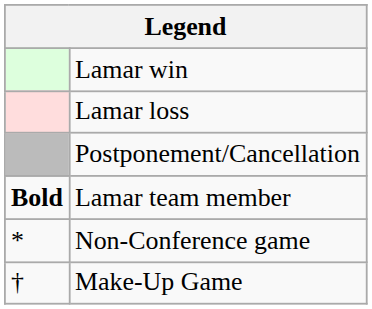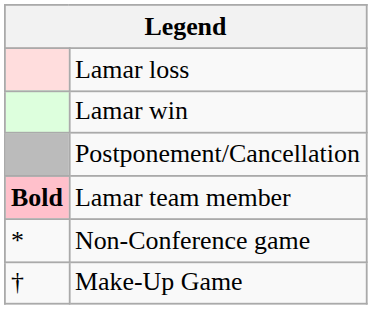rows swapped: (131, 69) <-> (132, 111)
(37, 197) no background -> (37, 197) pink background
